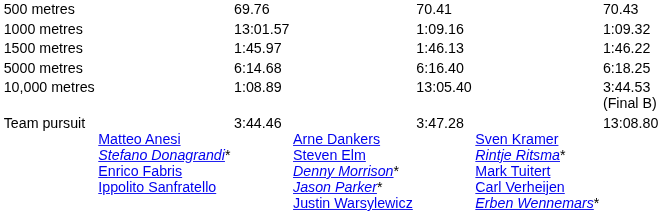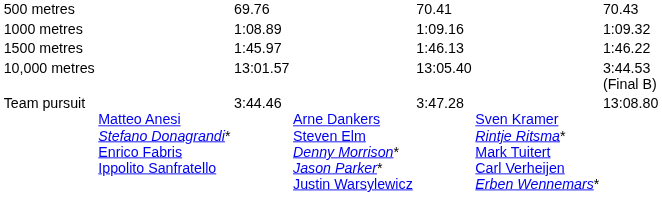(262, 29) 13:01.57 -> (258, 29) 1:08.89
- row: (43, 68)
(258, 88) 1:08.89 -> (262, 68) 13:01.57
